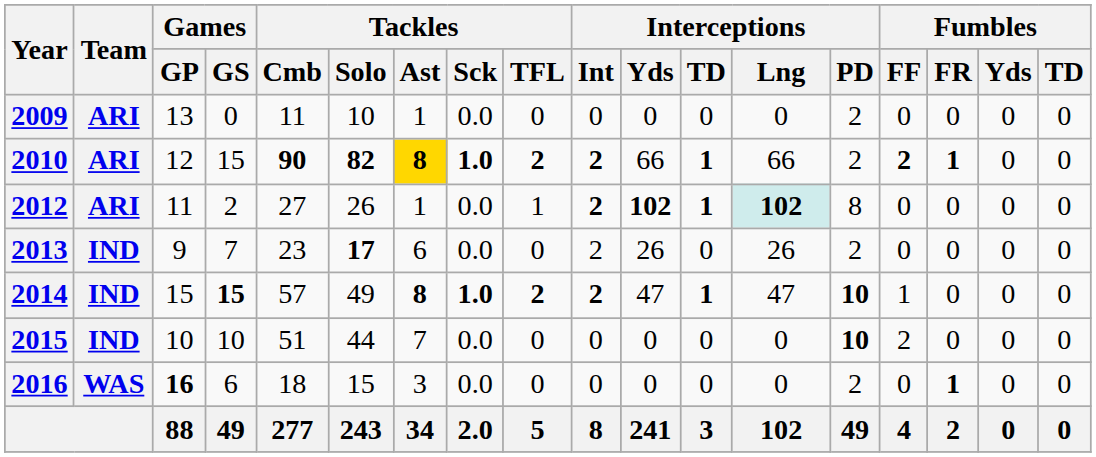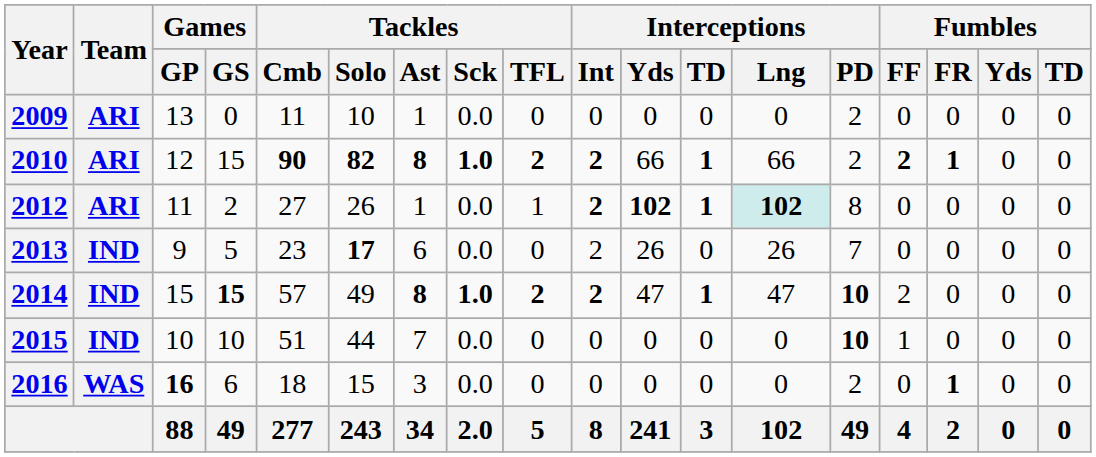(420, 160) gold background -> (420, 160) no background
(231, 250) 7 -> (231, 250) 5
(855, 250) 2 -> (855, 250) 7
(904, 294) 1 -> (904, 294) 2
(904, 339) 2 -> (904, 339) 1
